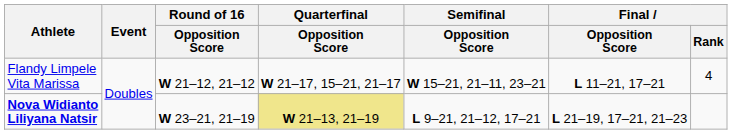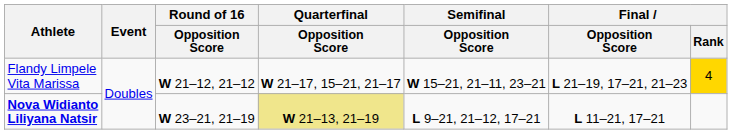(620, 84) L 11–21, 17–21 -> (620, 84) L 21–19, 17–21, 21–23
(709, 76) no background -> (709, 76) gold background
(620, 119) L 21–19, 17–21, 21–23 -> (620, 119) L 11–21, 17–21
